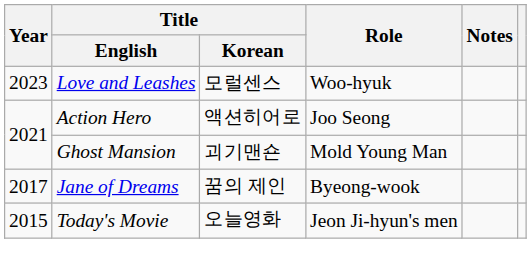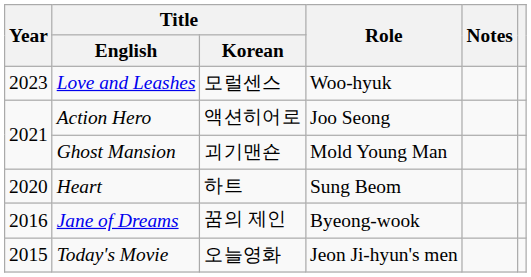+ row: (79, 186)
(28, 186) 2017 -> (28, 220) 2016
